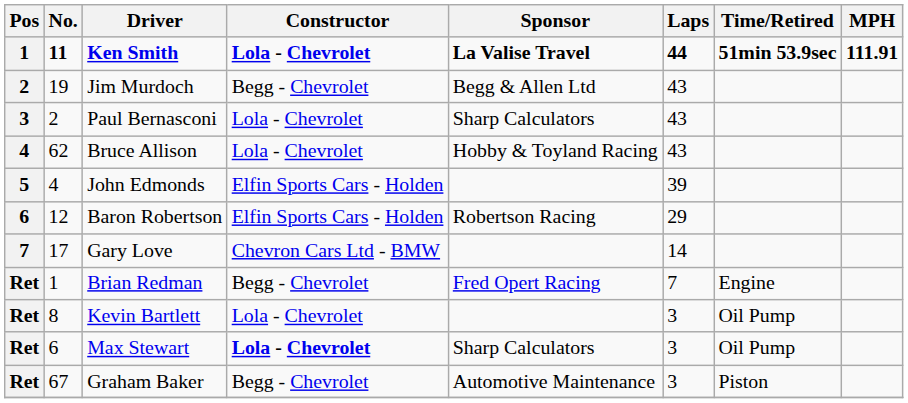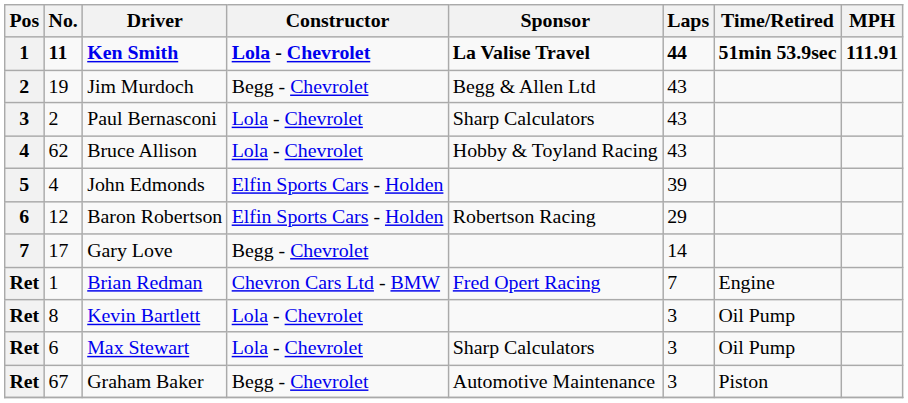(336, 249) Chevron Cars Ltd - BMW -> (300, 249) Begg - Chevrolet
(300, 282) Begg - Chevrolet -> (336, 282) Chevron Cars Ltd - BMW
(301, 348) bold -> (297, 348) normal
